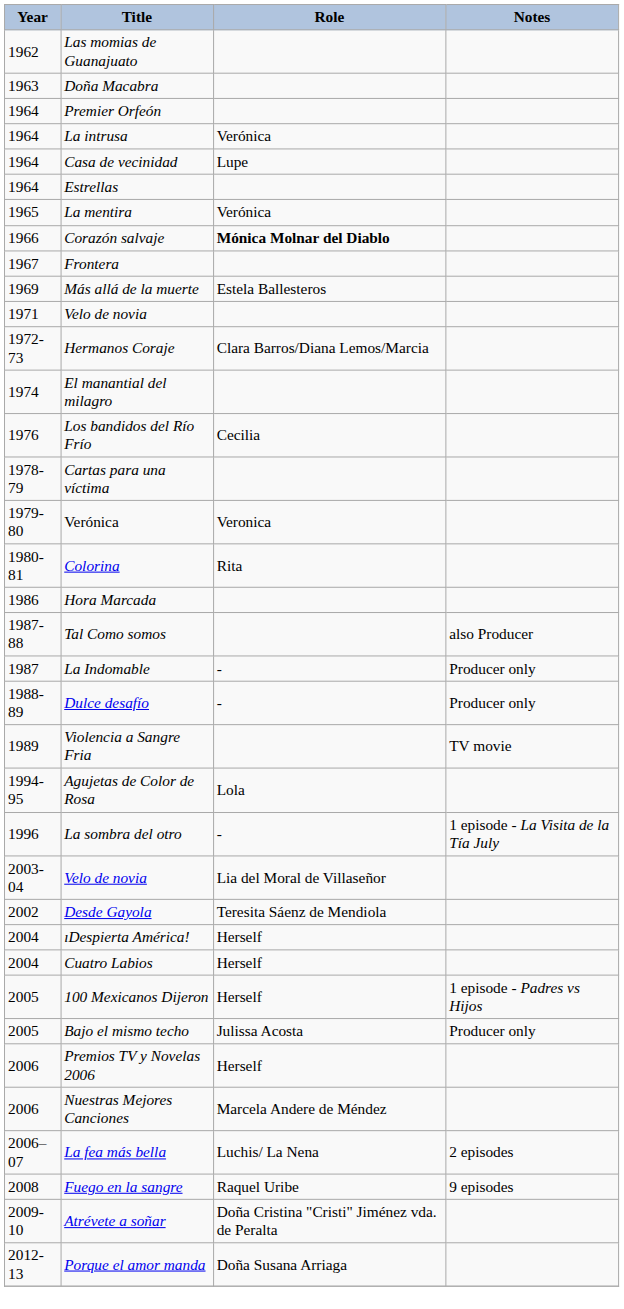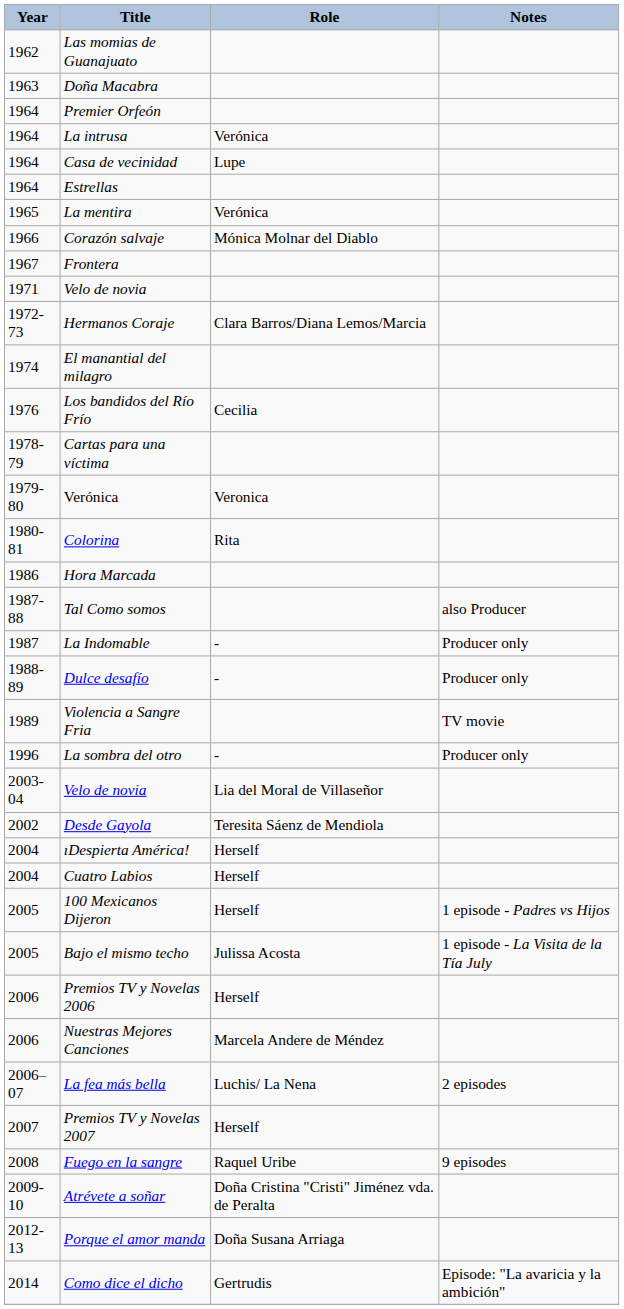(303, 238) bold -> (296, 238) normal
- row: (23, 288)
- row: (26, 790)
(529, 833) 1 episode - La Visita de la Tía July -> (485, 756) Producer only
(492, 1031) Producer only -> (522, 953) 1 episode - La Visita de la Tía July
+ row: (23, 1127)
+ row: (23, 1283)
